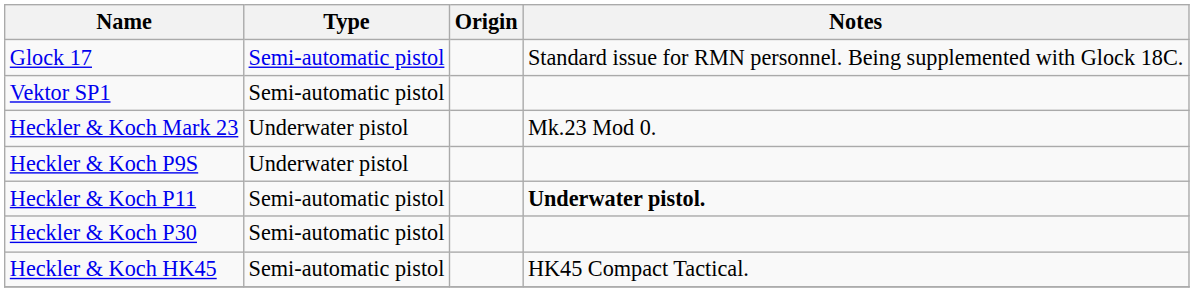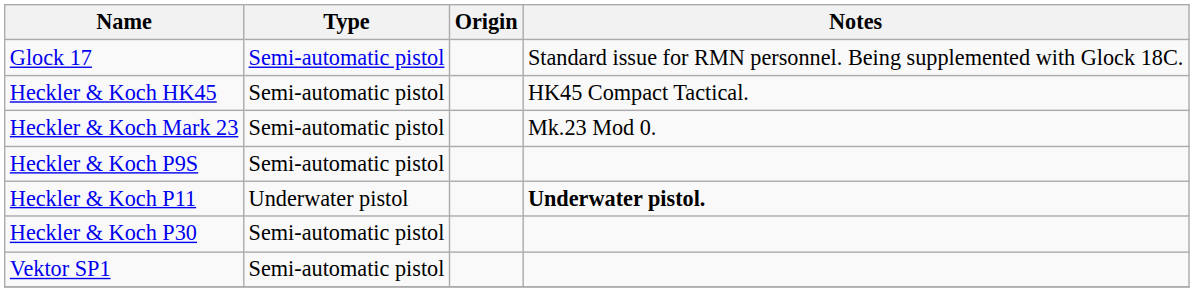rows swapped: (113, 269) <-> (60, 92)
(329, 127) Underwater pistol -> (346, 127) Semi-automatic pistol
(329, 163) Underwater pistol -> (346, 163) Semi-automatic pistol
(346, 198) Semi-automatic pistol -> (329, 198) Underwater pistol
